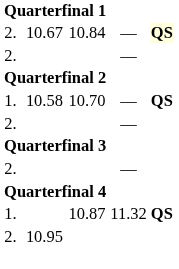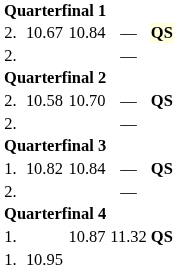(11, 100) 1. -> (11, 100) 2.
+ row: (44, 168)
(11, 236) 2. -> (11, 259) 1.
